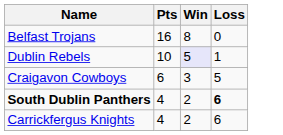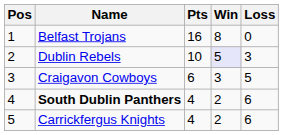+ column: (20, 15)
(218, 57) 1 -> (248, 57) 3
(218, 99) bold -> (248, 99) normal
